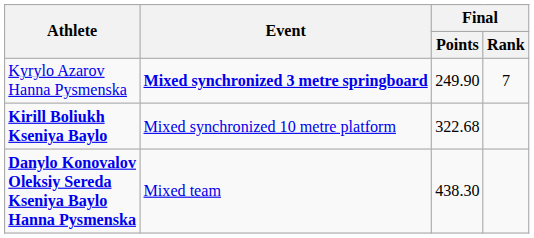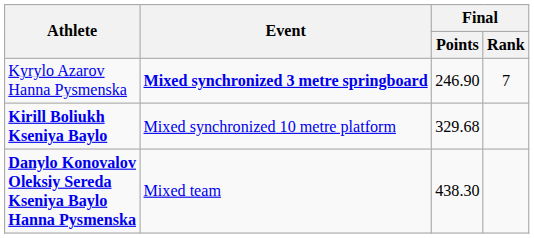(457, 80) 249.90 -> (457, 80) 246.90
(457, 126) 322.68 -> (457, 126) 329.68
